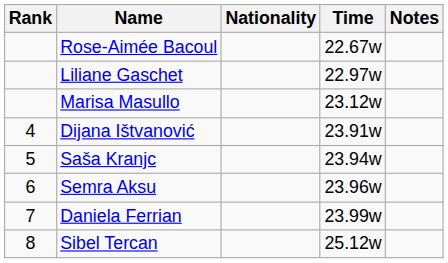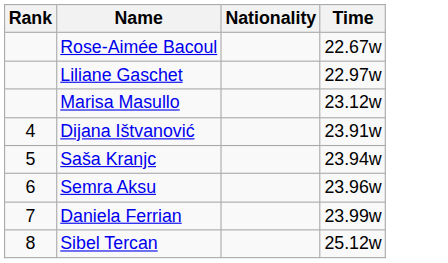- column: (415, 18)
